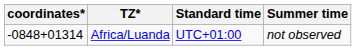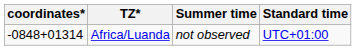columns swapped: (218, 14) <-> (307, 14)
